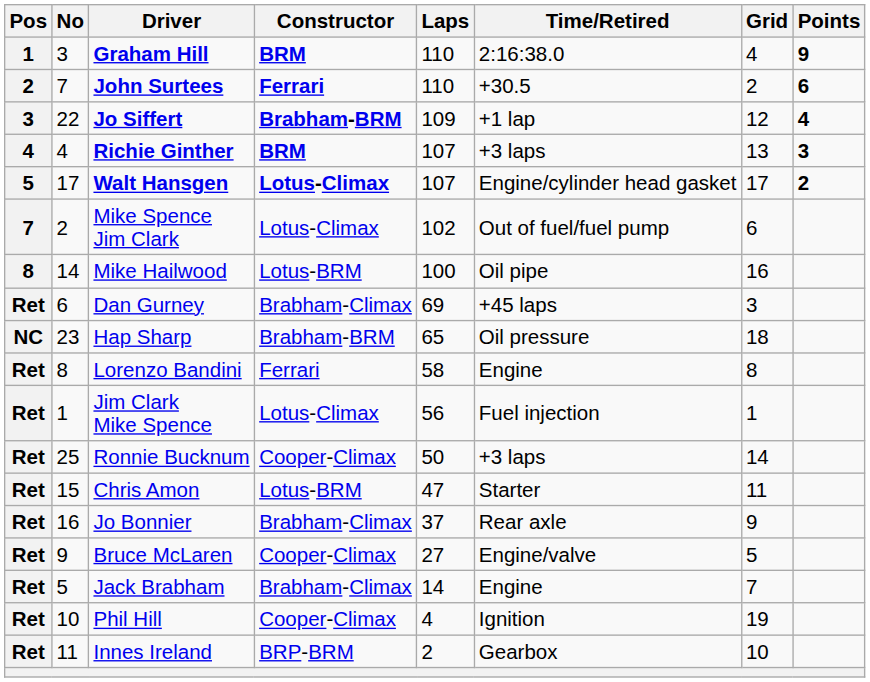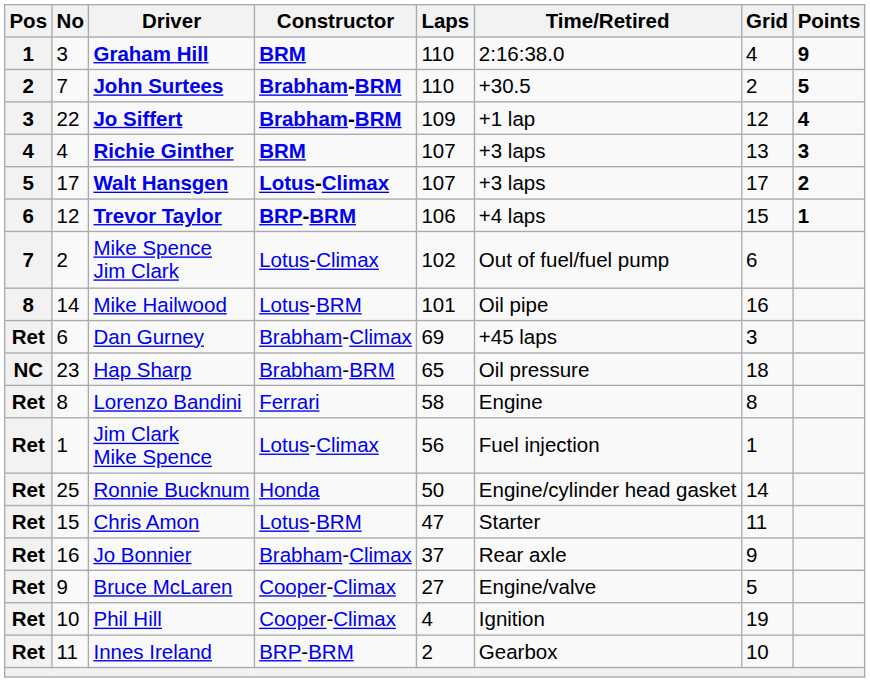(292, 86) Ferrari -> (330, 86) Brabham-BRM
(803, 86) 6 -> (803, 86) 5
(608, 184) Engine/cylinder head gasket -> (512, 184) +3 laps
+ row: (158, 216)
(439, 271) 100 -> (439, 304) 101
(328, 457) Cooper-Climax -> (289, 489) Honda
(512, 457) +3 laps -> (608, 489) Engine/cylinder head gasket
- row: (159, 587)
